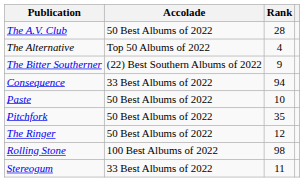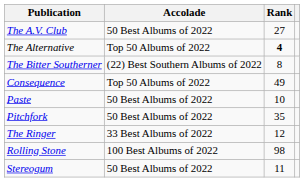(280, 30) 28 -> (280, 30) 27
(280, 47) normal -> (280, 47) bold
(280, 64) 9 -> (280, 64) 8
(160, 82) 33 Best Albums of 2022 -> (158, 82) Top 50 Albums of 2022
(280, 82) 94 -> (280, 82) 49
(160, 133) 50 Best Albums of 2022 -> (160, 133) 33 Best Albums of 2022
(160, 168) 33 Best Albums of 2022 -> (160, 168) 50 Best Albums of 2022
